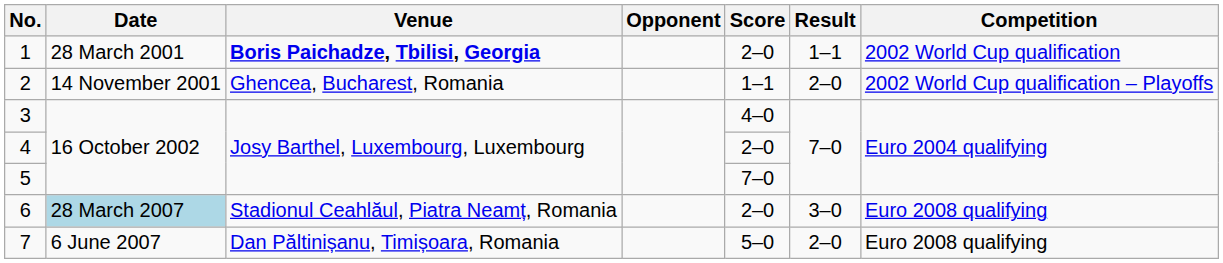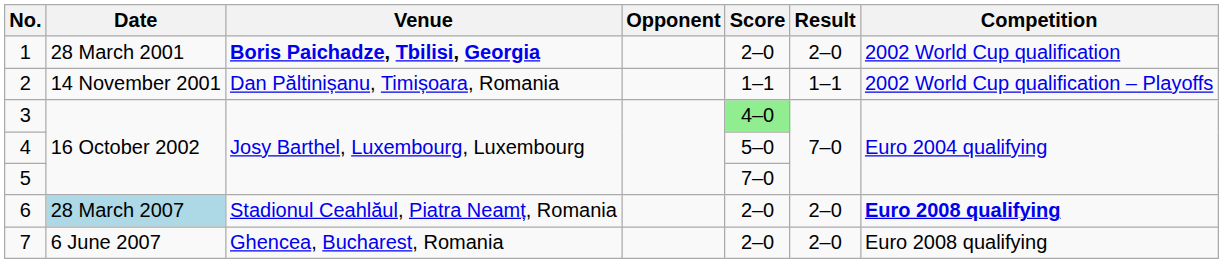(825, 52) 1–1 -> (825, 52) 2–0
(367, 83) Ghencea, Bucharest, Romania -> (395, 83) Dan Păltinișanu, Timișoara, Romania
(825, 83) 2–0 -> (825, 83) 1–1
(758, 115) no background -> (758, 115) lightgreen background
(758, 147) 2–0 -> (758, 147) 5–0
(825, 210) 3–0 -> (825, 210) 2–0
(956, 210) normal -> (963, 210) bold
(395, 242) Dan Păltinișanu, Timișoara, Romania -> (367, 242) Ghencea, Bucharest, Romania
(758, 242) 5–0 -> (758, 242) 2–0
